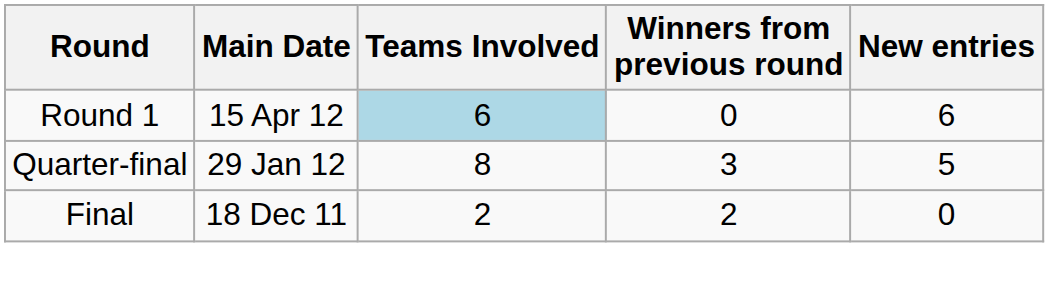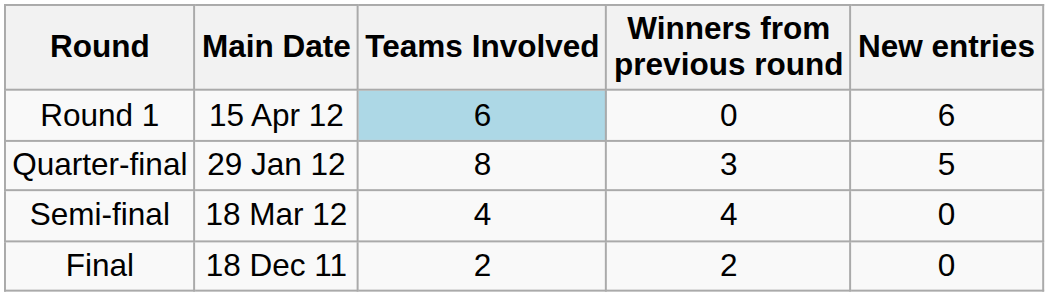+ row: (100, 214)
